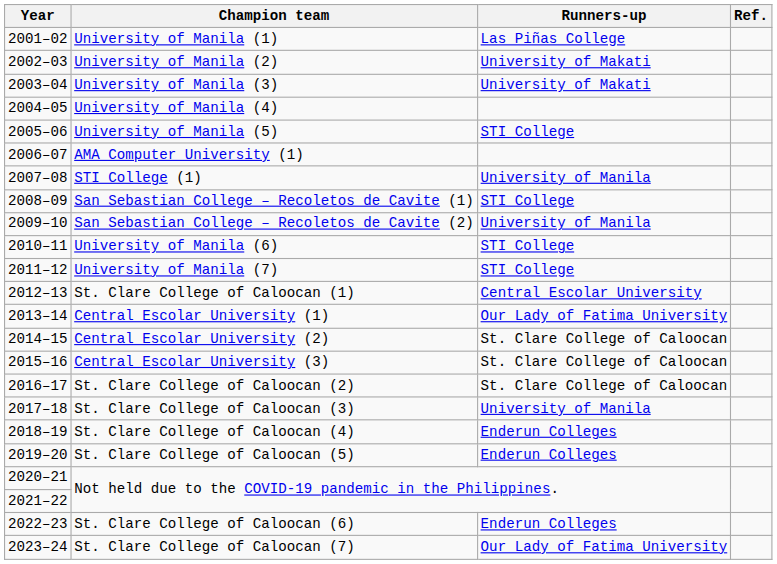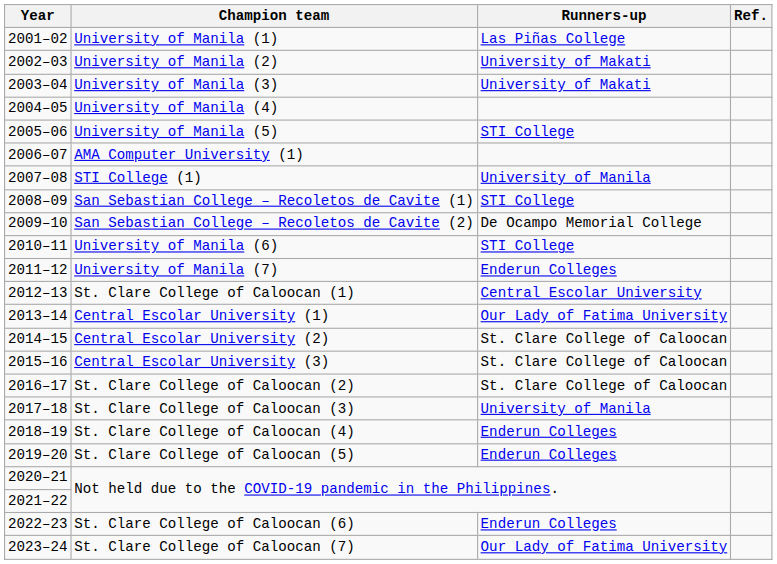(566, 224) University of Manila -> (591, 224) De Ocampo Memorial College
(527, 270) STI College -> (549, 270) Enderun Colleges
